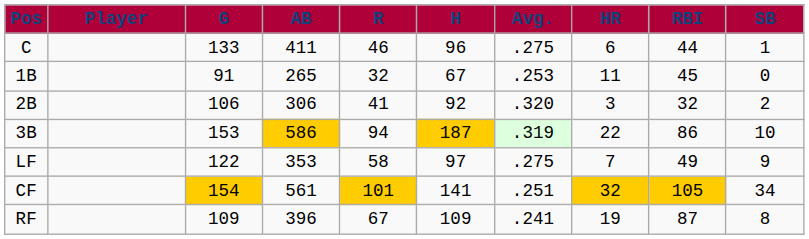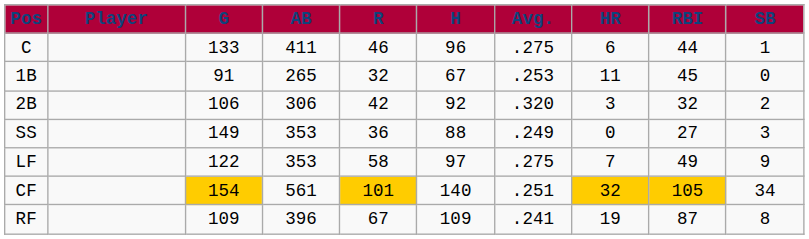(378, 105) 41 -> (378, 105) 42
- row: (26, 133)
+ row: (26, 133)
(456, 191) 141 -> (456, 191) 140
